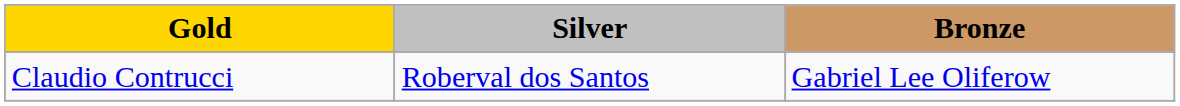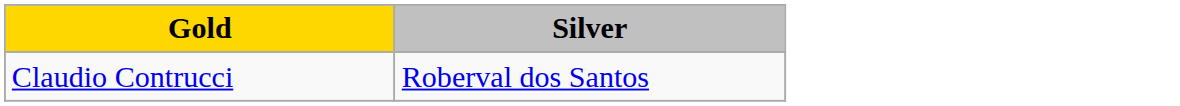- column: (980, 28)
